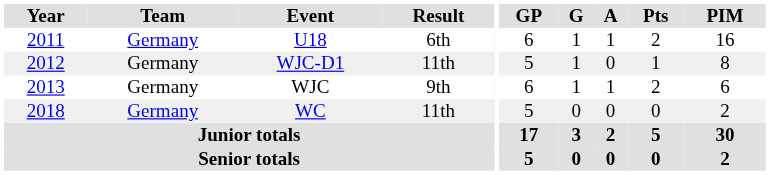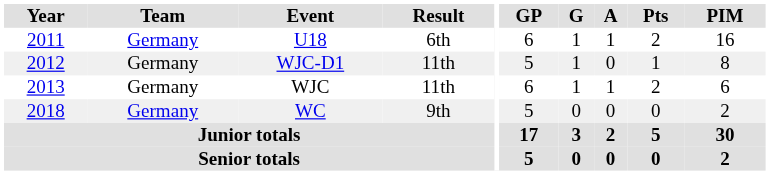(438, 87) 9th -> (438, 87) 11th
(438, 111) 11th -> (438, 111) 9th
